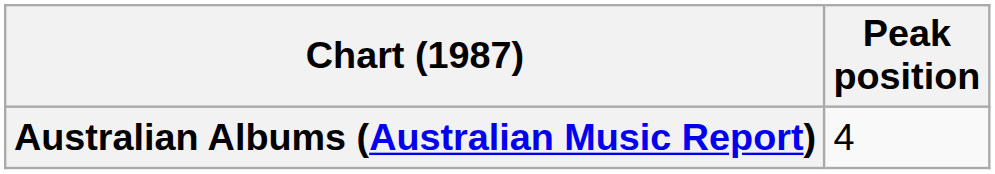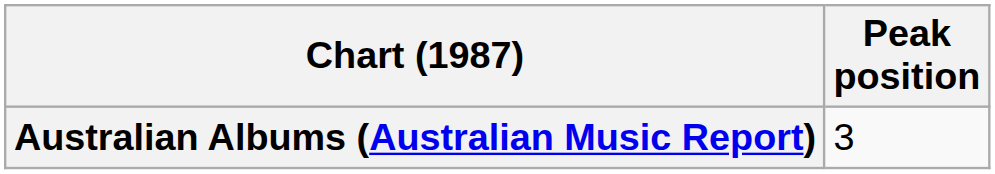(844, 136) 4 -> (844, 136) 3
